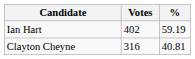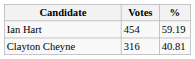(132, 29) 402 -> (132, 29) 454
